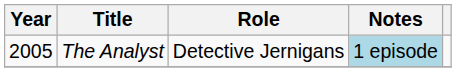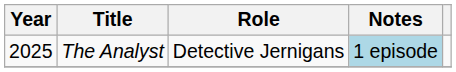(31, 50) 2005 -> (31, 50) 2025
